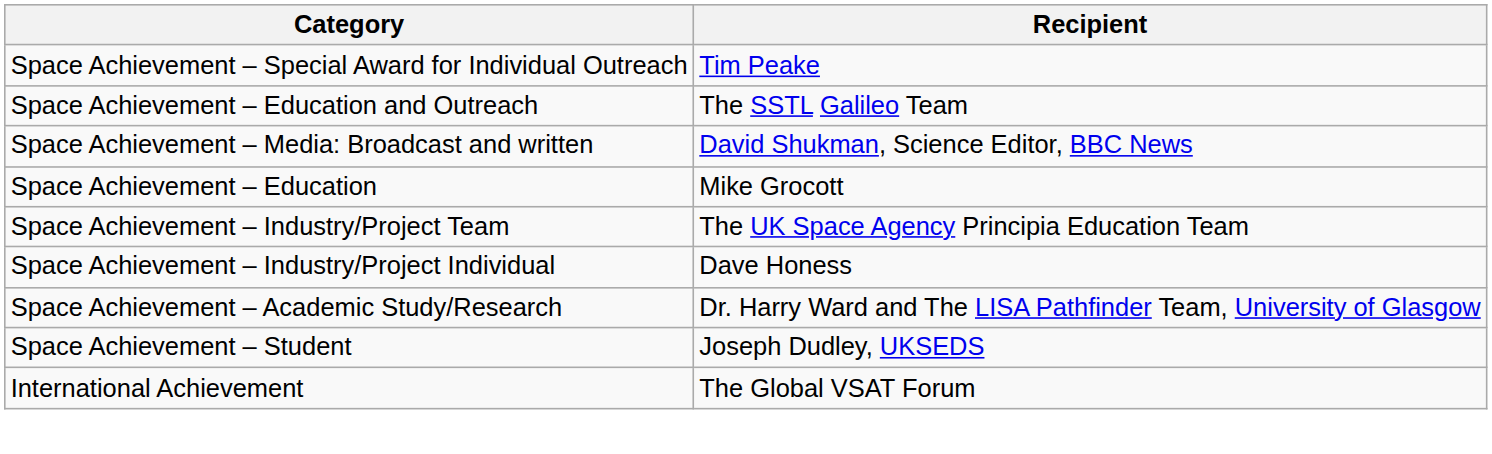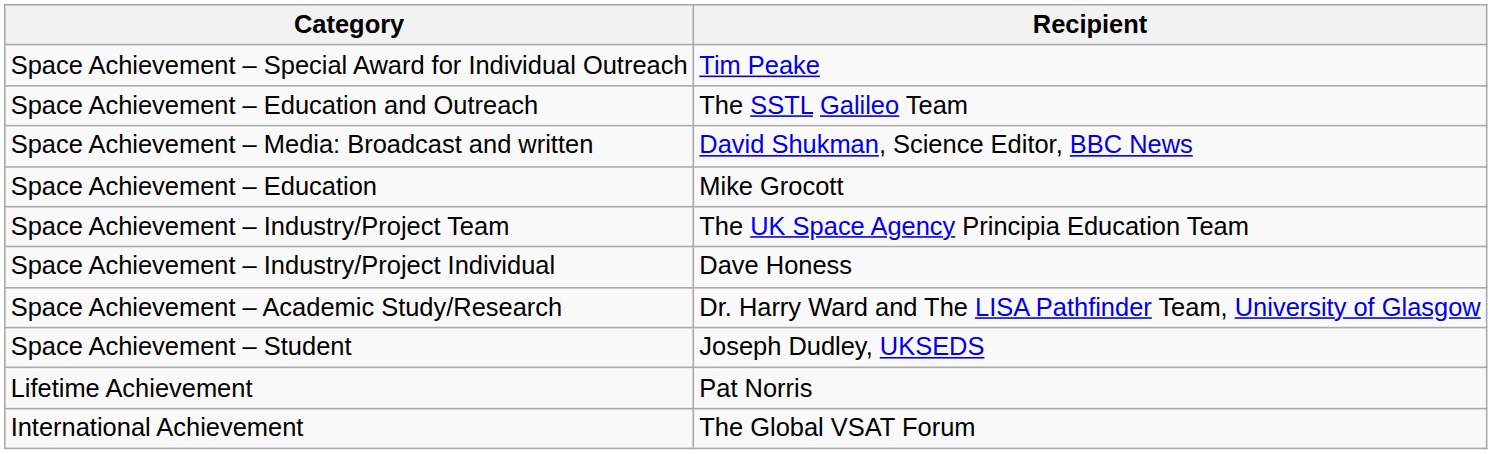+ row: (132, 387)
